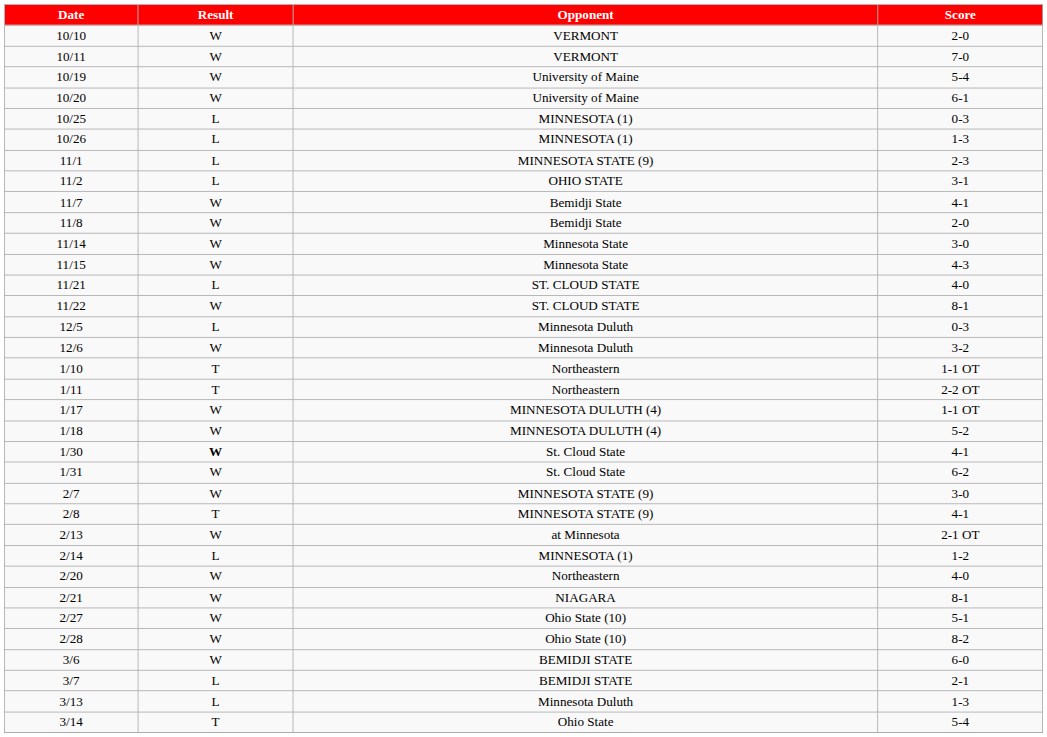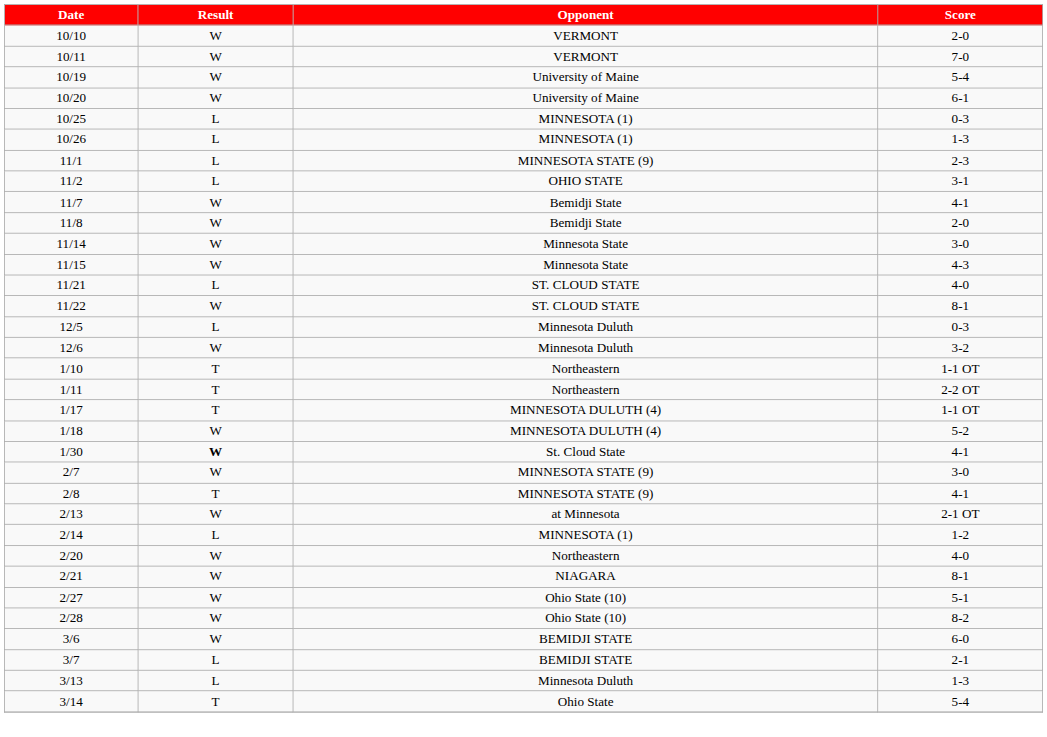(216, 410) W -> (216, 410) T
- row: (71, 472)
